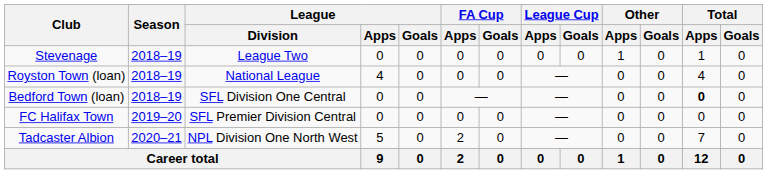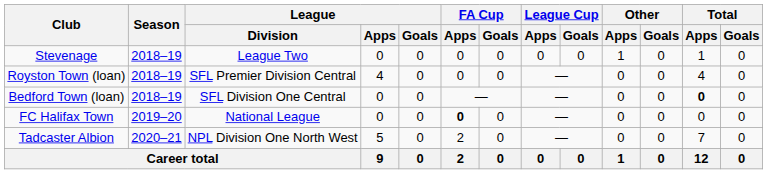(273, 76) National League -> (273, 76) SFL Premier Division Central
(273, 117) SFL Premier Division Central -> (273, 117) National League
(460, 117) normal -> (460, 117) bold
